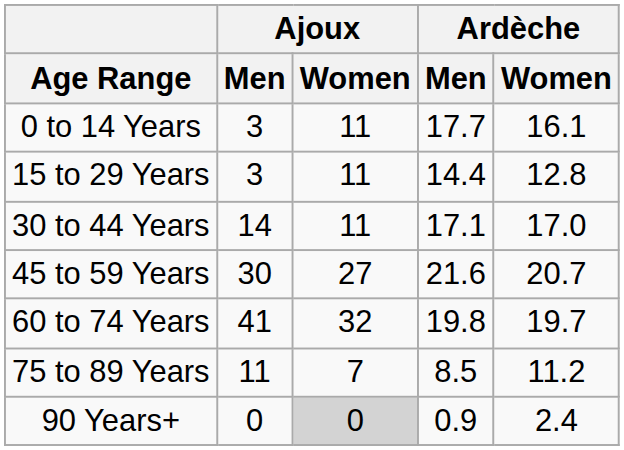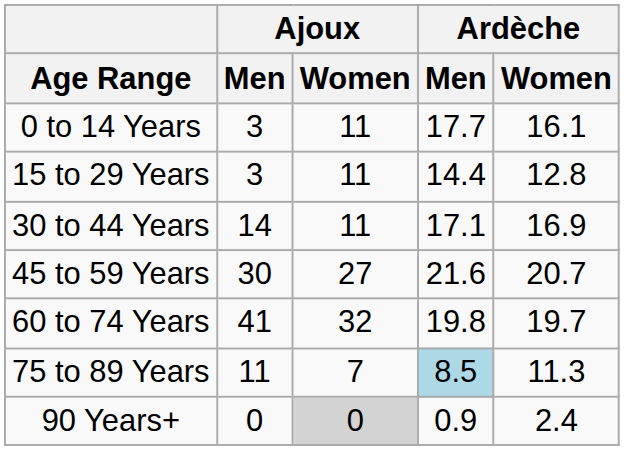(556, 224) 17.0 -> (556, 224) 16.9
(456, 371) no background -> (456, 371) lightblue background
(556, 371) 11.2 -> (556, 371) 11.3
